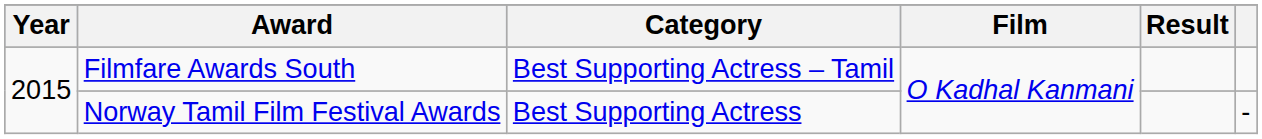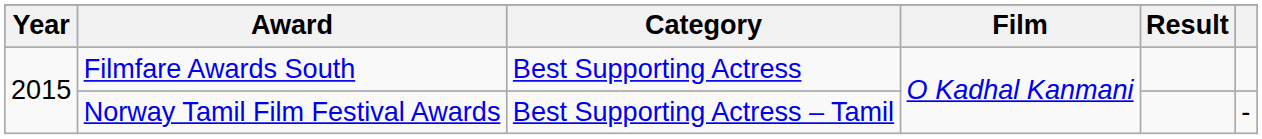(704, 68) Best Supporting Actress – Tamil -> (657, 68) Best Supporting Actress
(657, 111) Best Supporting Actress -> (704, 111) Best Supporting Actress – Tamil
